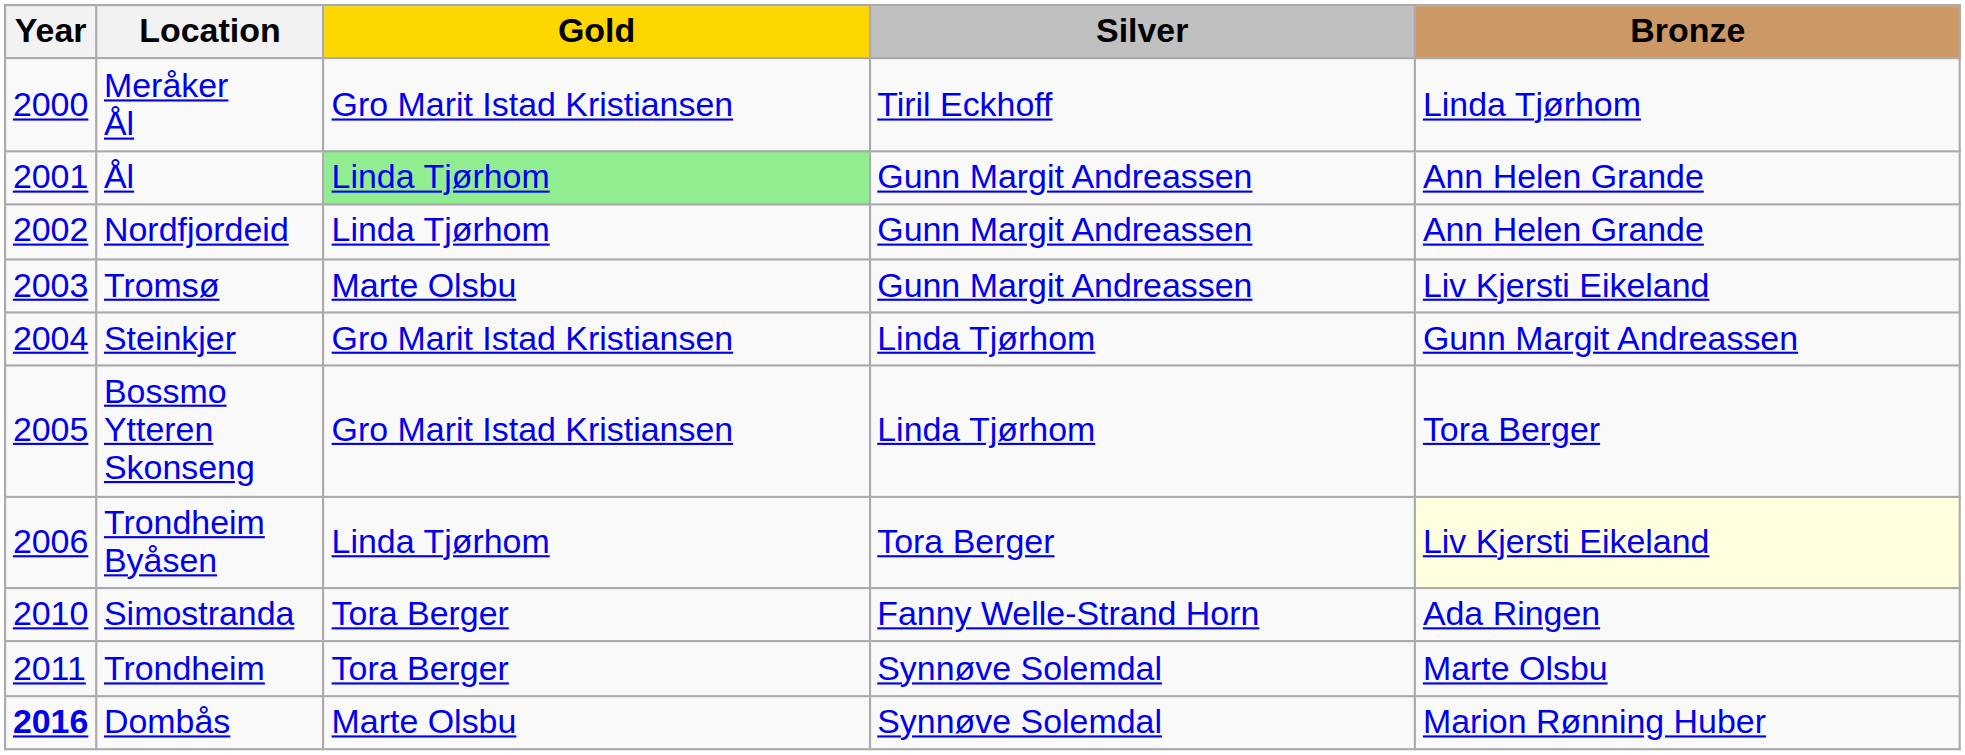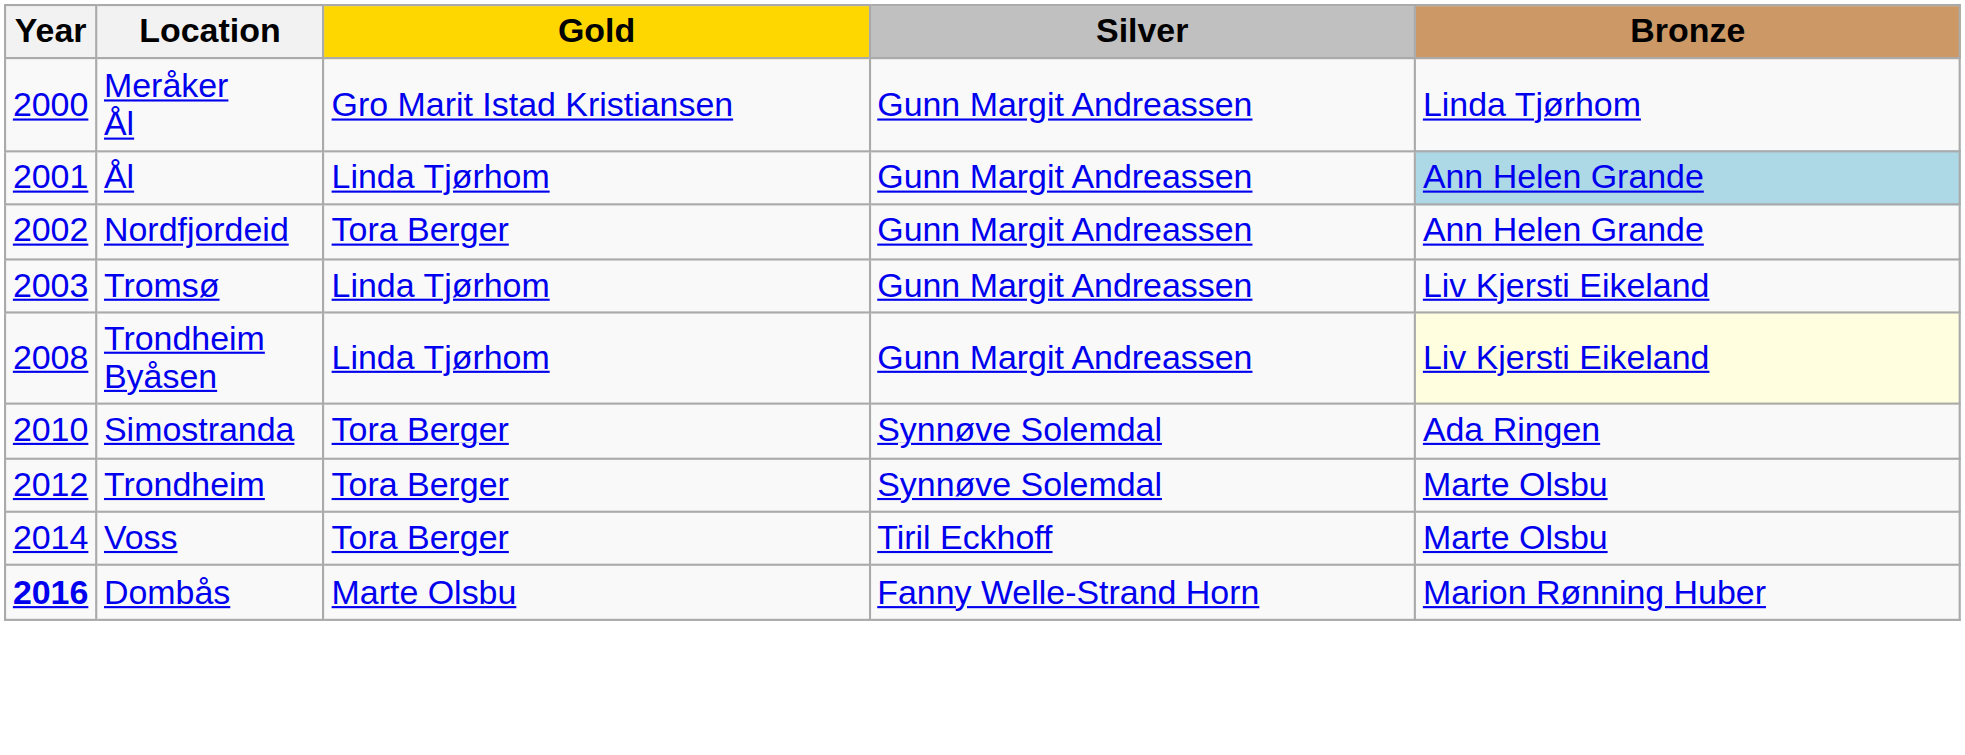(965, 104) Tiril Eckhoff -> (1065, 104) Gunn Margit Andreassen
(441, 177) lightgreen background -> (441, 177) no background
(1563, 177) no background -> (1563, 177) lightblue background
(441, 230) Linda Tjørhom -> (420, 230) Tora Berger
(424, 284) Marte Olsbu -> (441, 284) Linda Tjørhom
- row: (170, 338)
- row: (179, 430)
(51, 541) 2006 -> (51, 357) 2008
(966, 541) Tora Berger -> (1065, 357) Gunn Margit Andreassen
(1068, 614) Fanny Welle-Strand Horn -> (1020, 430) Synnøve Solemdal
(49, 668) 2011 -> (51, 484) 2012
+ row: (141, 538)
(1020, 721) Synnøve Solemdal -> (1068, 591) Fanny Welle-Strand Horn
